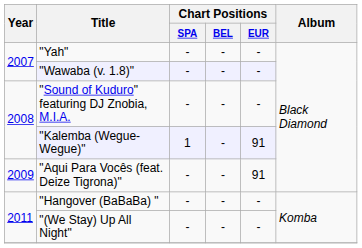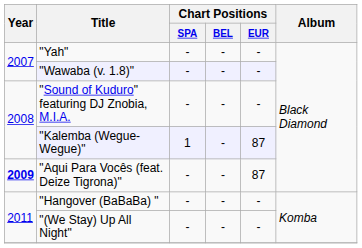(258, 142) 91 -> (258, 142) 87
(20, 175) normal -> (20, 175) bold
(258, 175) 91 -> (258, 175) 87
